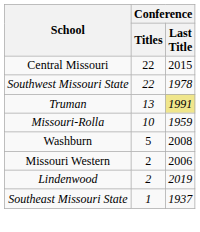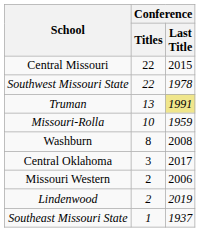(148, 141) 5 -> (148, 141) 8
+ row: (68, 160)
